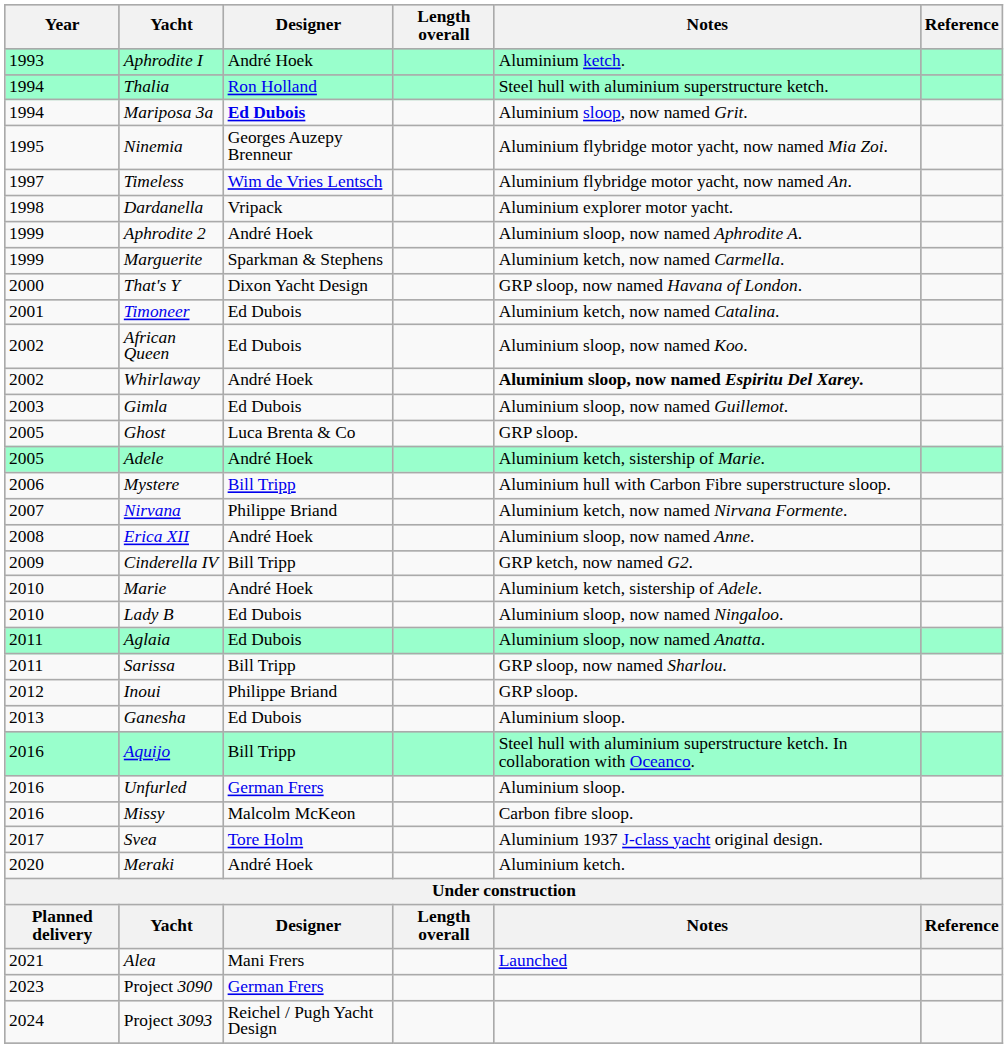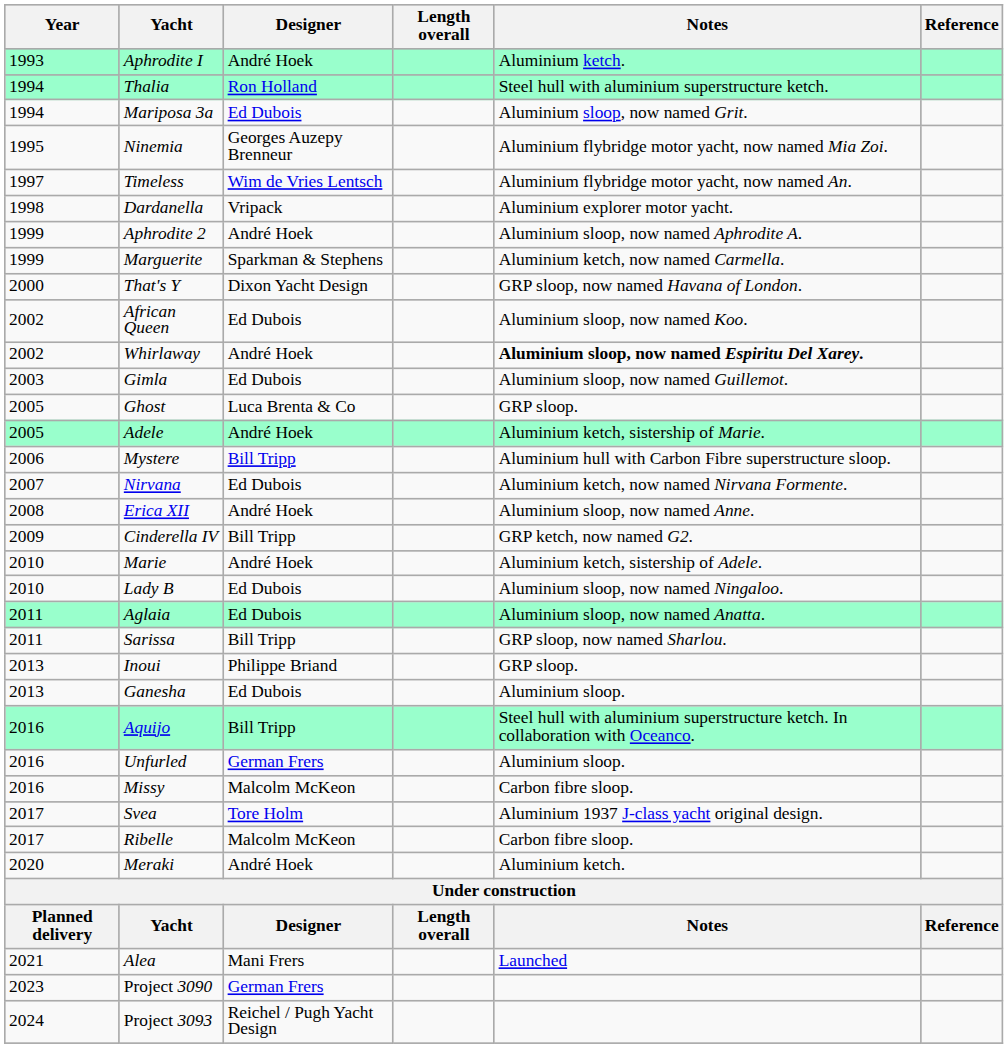(267, 111) bold -> (265, 111) normal
- row: (157, 310)
(282, 509) Philippe Briand -> (265, 484) Ed Dubois
(26, 691) 2012 -> (26, 665) 2013
+ row: (148, 838)
